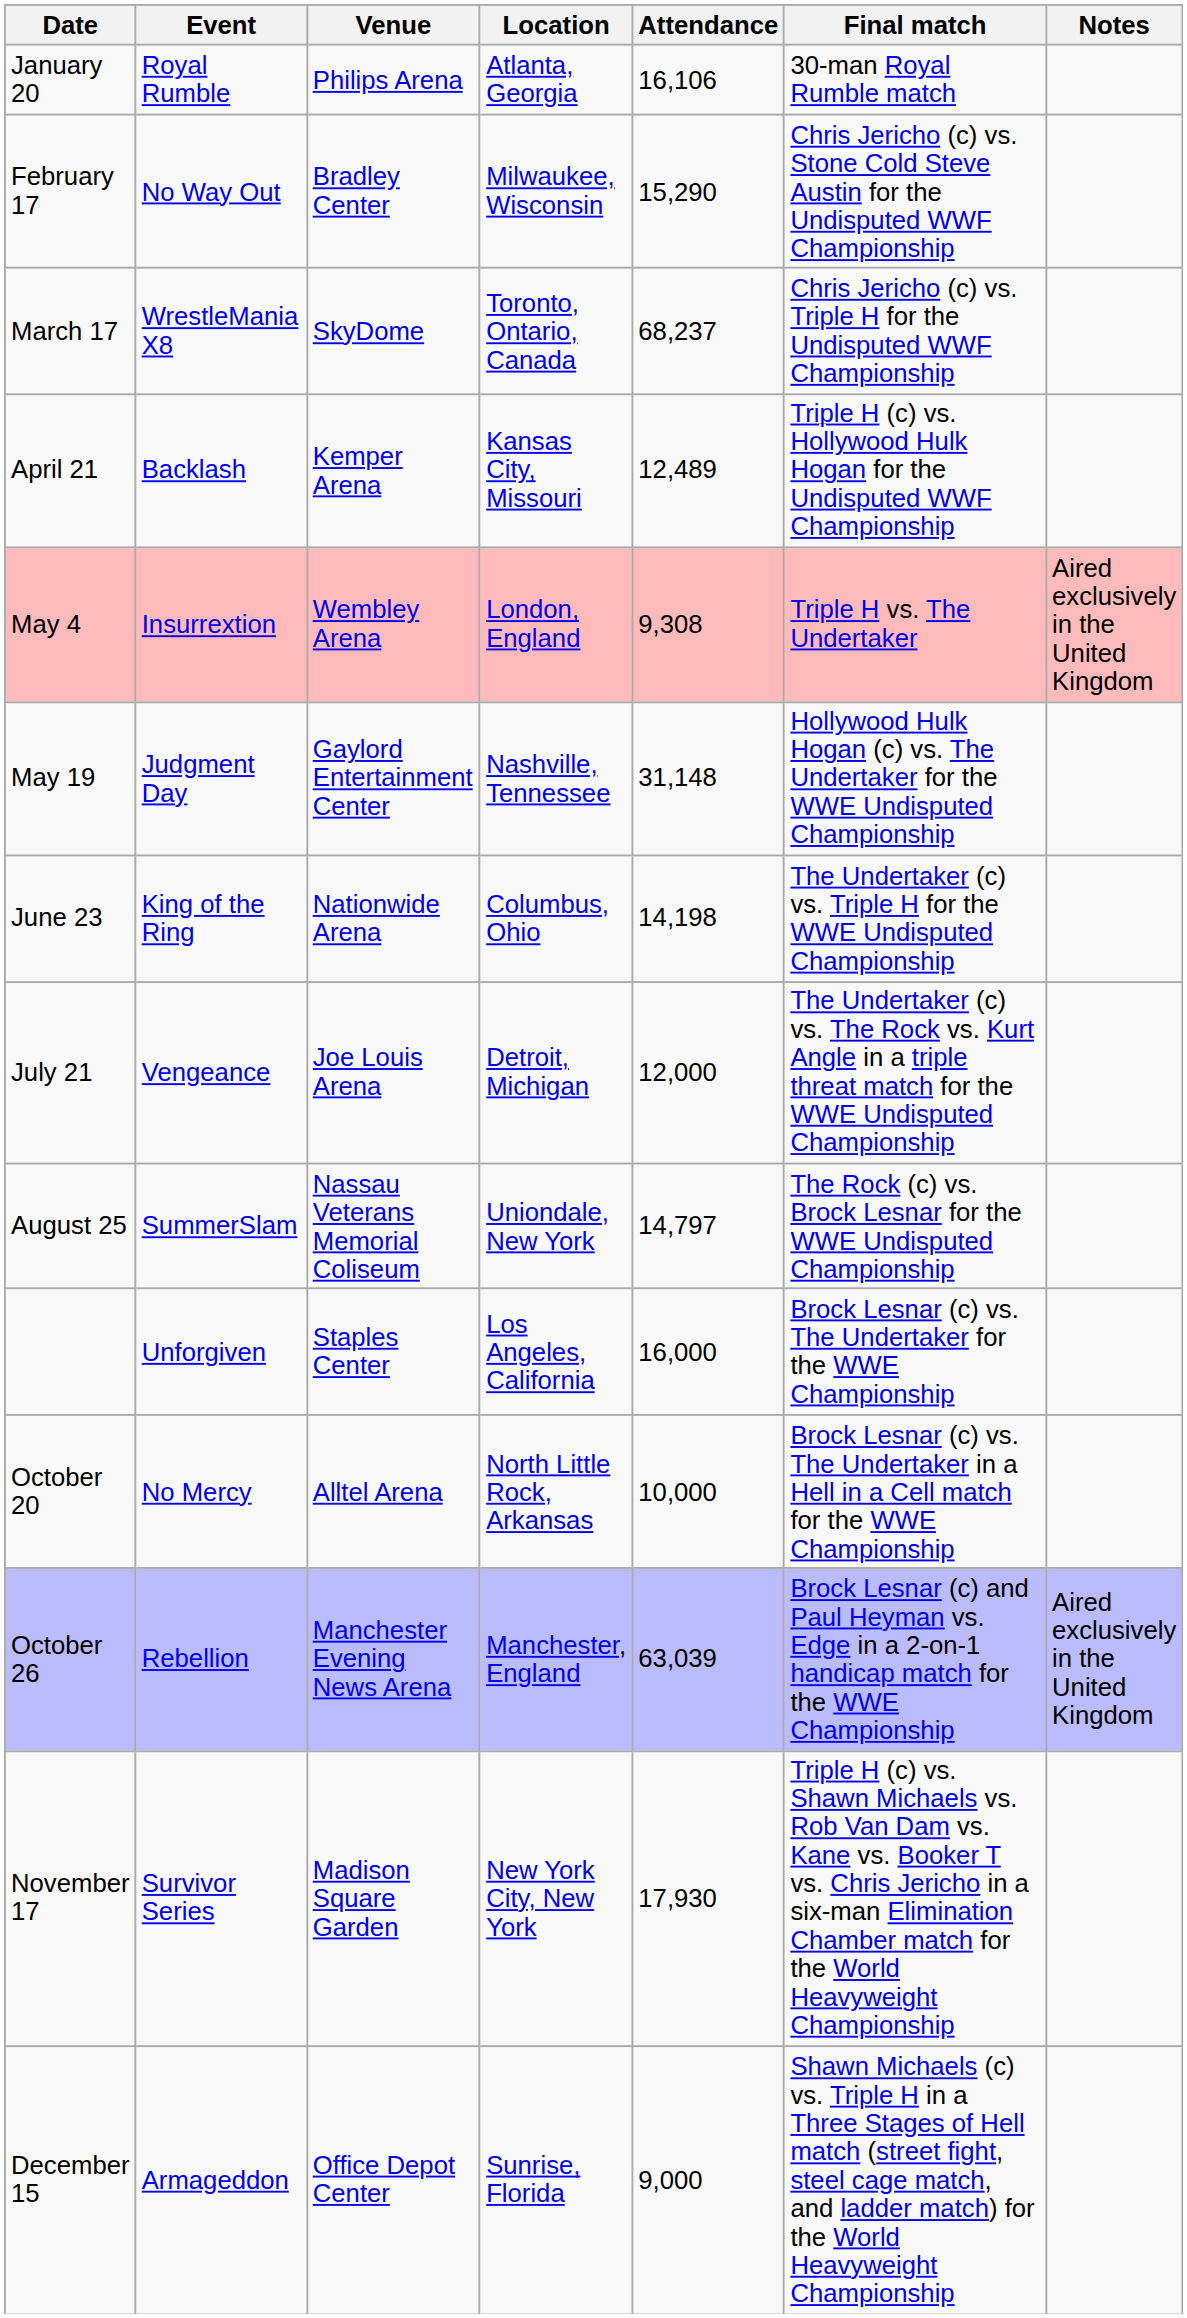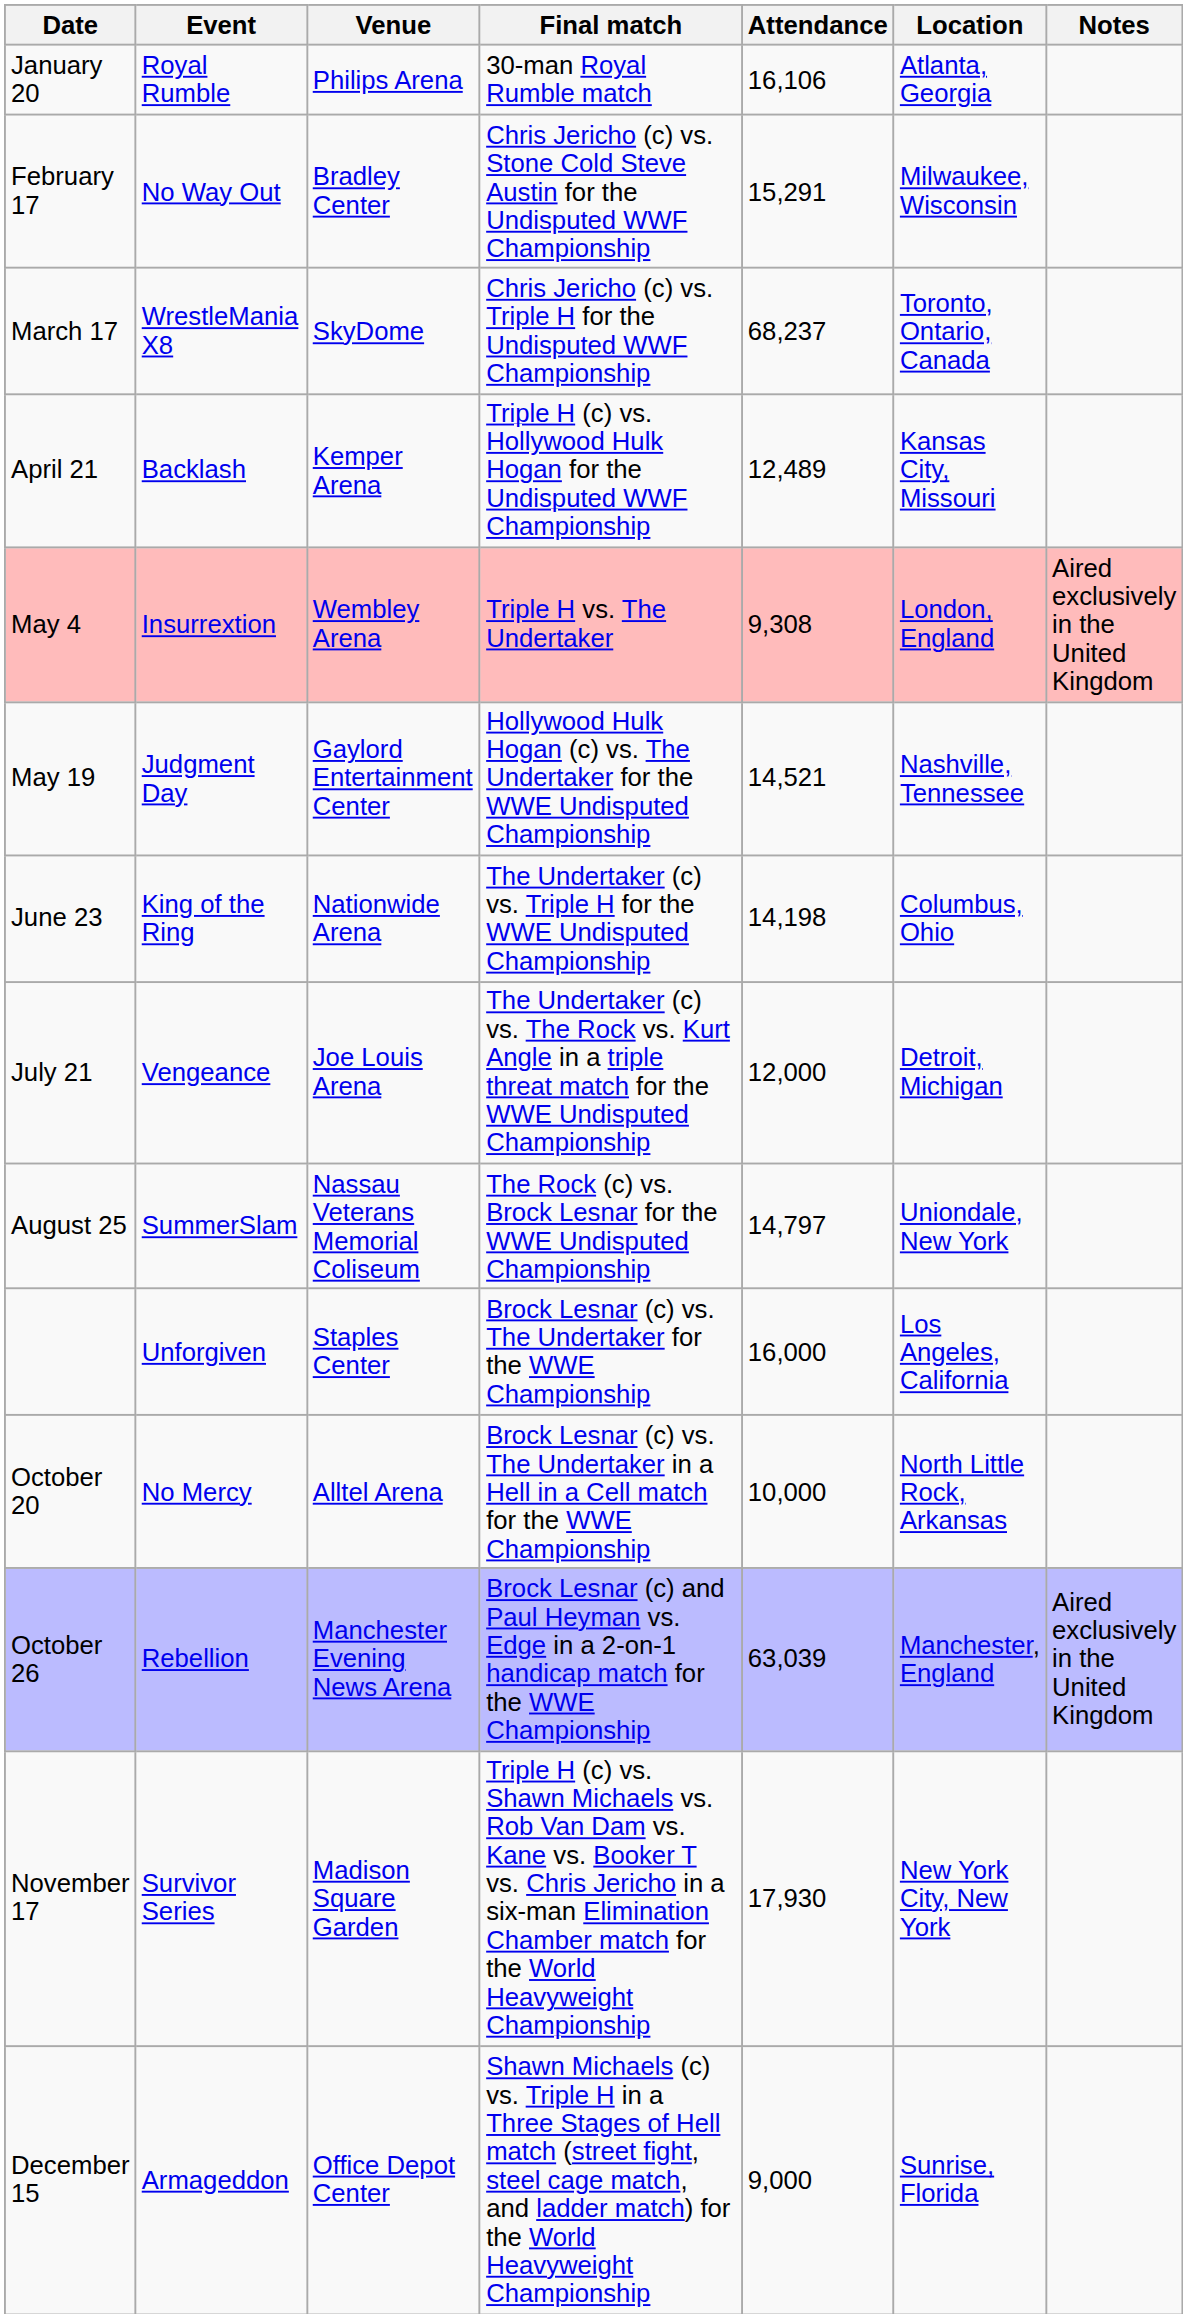columns swapped: (556, 25) <-> (915, 25)
(678, 191) 15,290 -> (787, 191) 15,291
(678, 778) 31,148 -> (787, 778) 14,521
